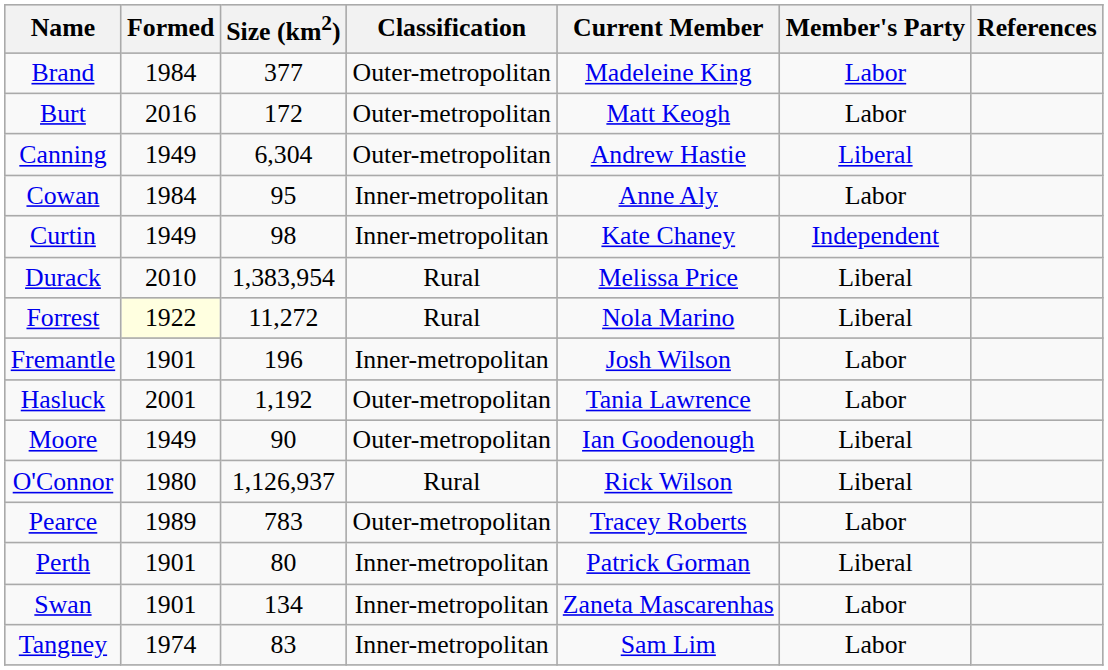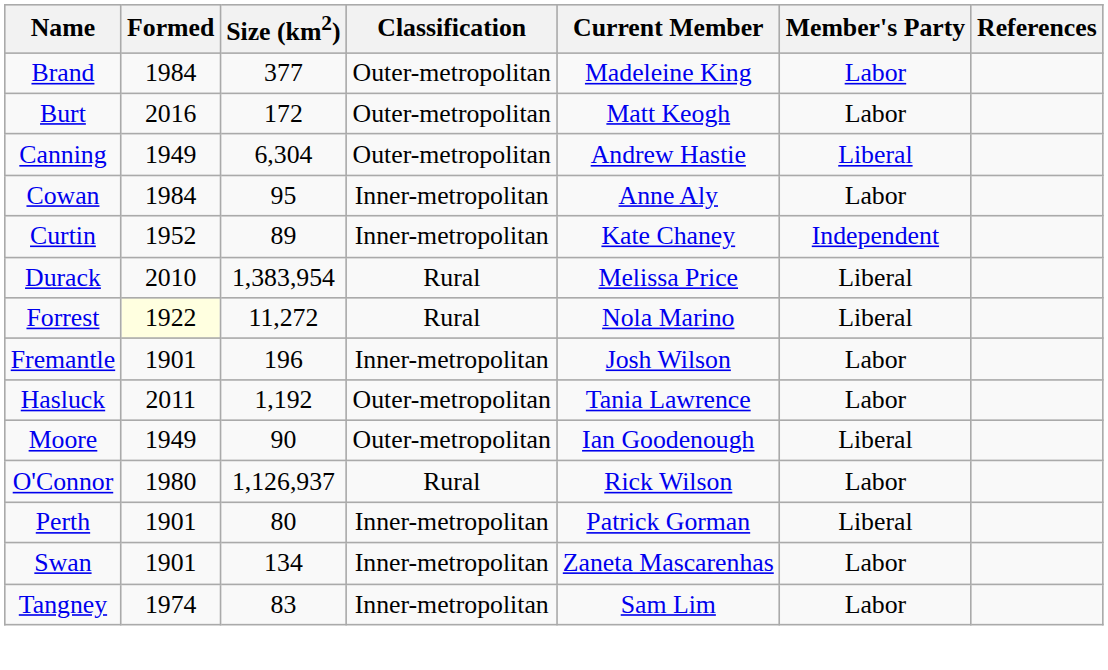(171, 236) 1949 -> (171, 236) 1952
(283, 236) 98 -> (283, 236) 89
(171, 399) 2001 -> (171, 399) 2011
(875, 481) Liberal -> (875, 481) Labor
- row: (63, 522)
